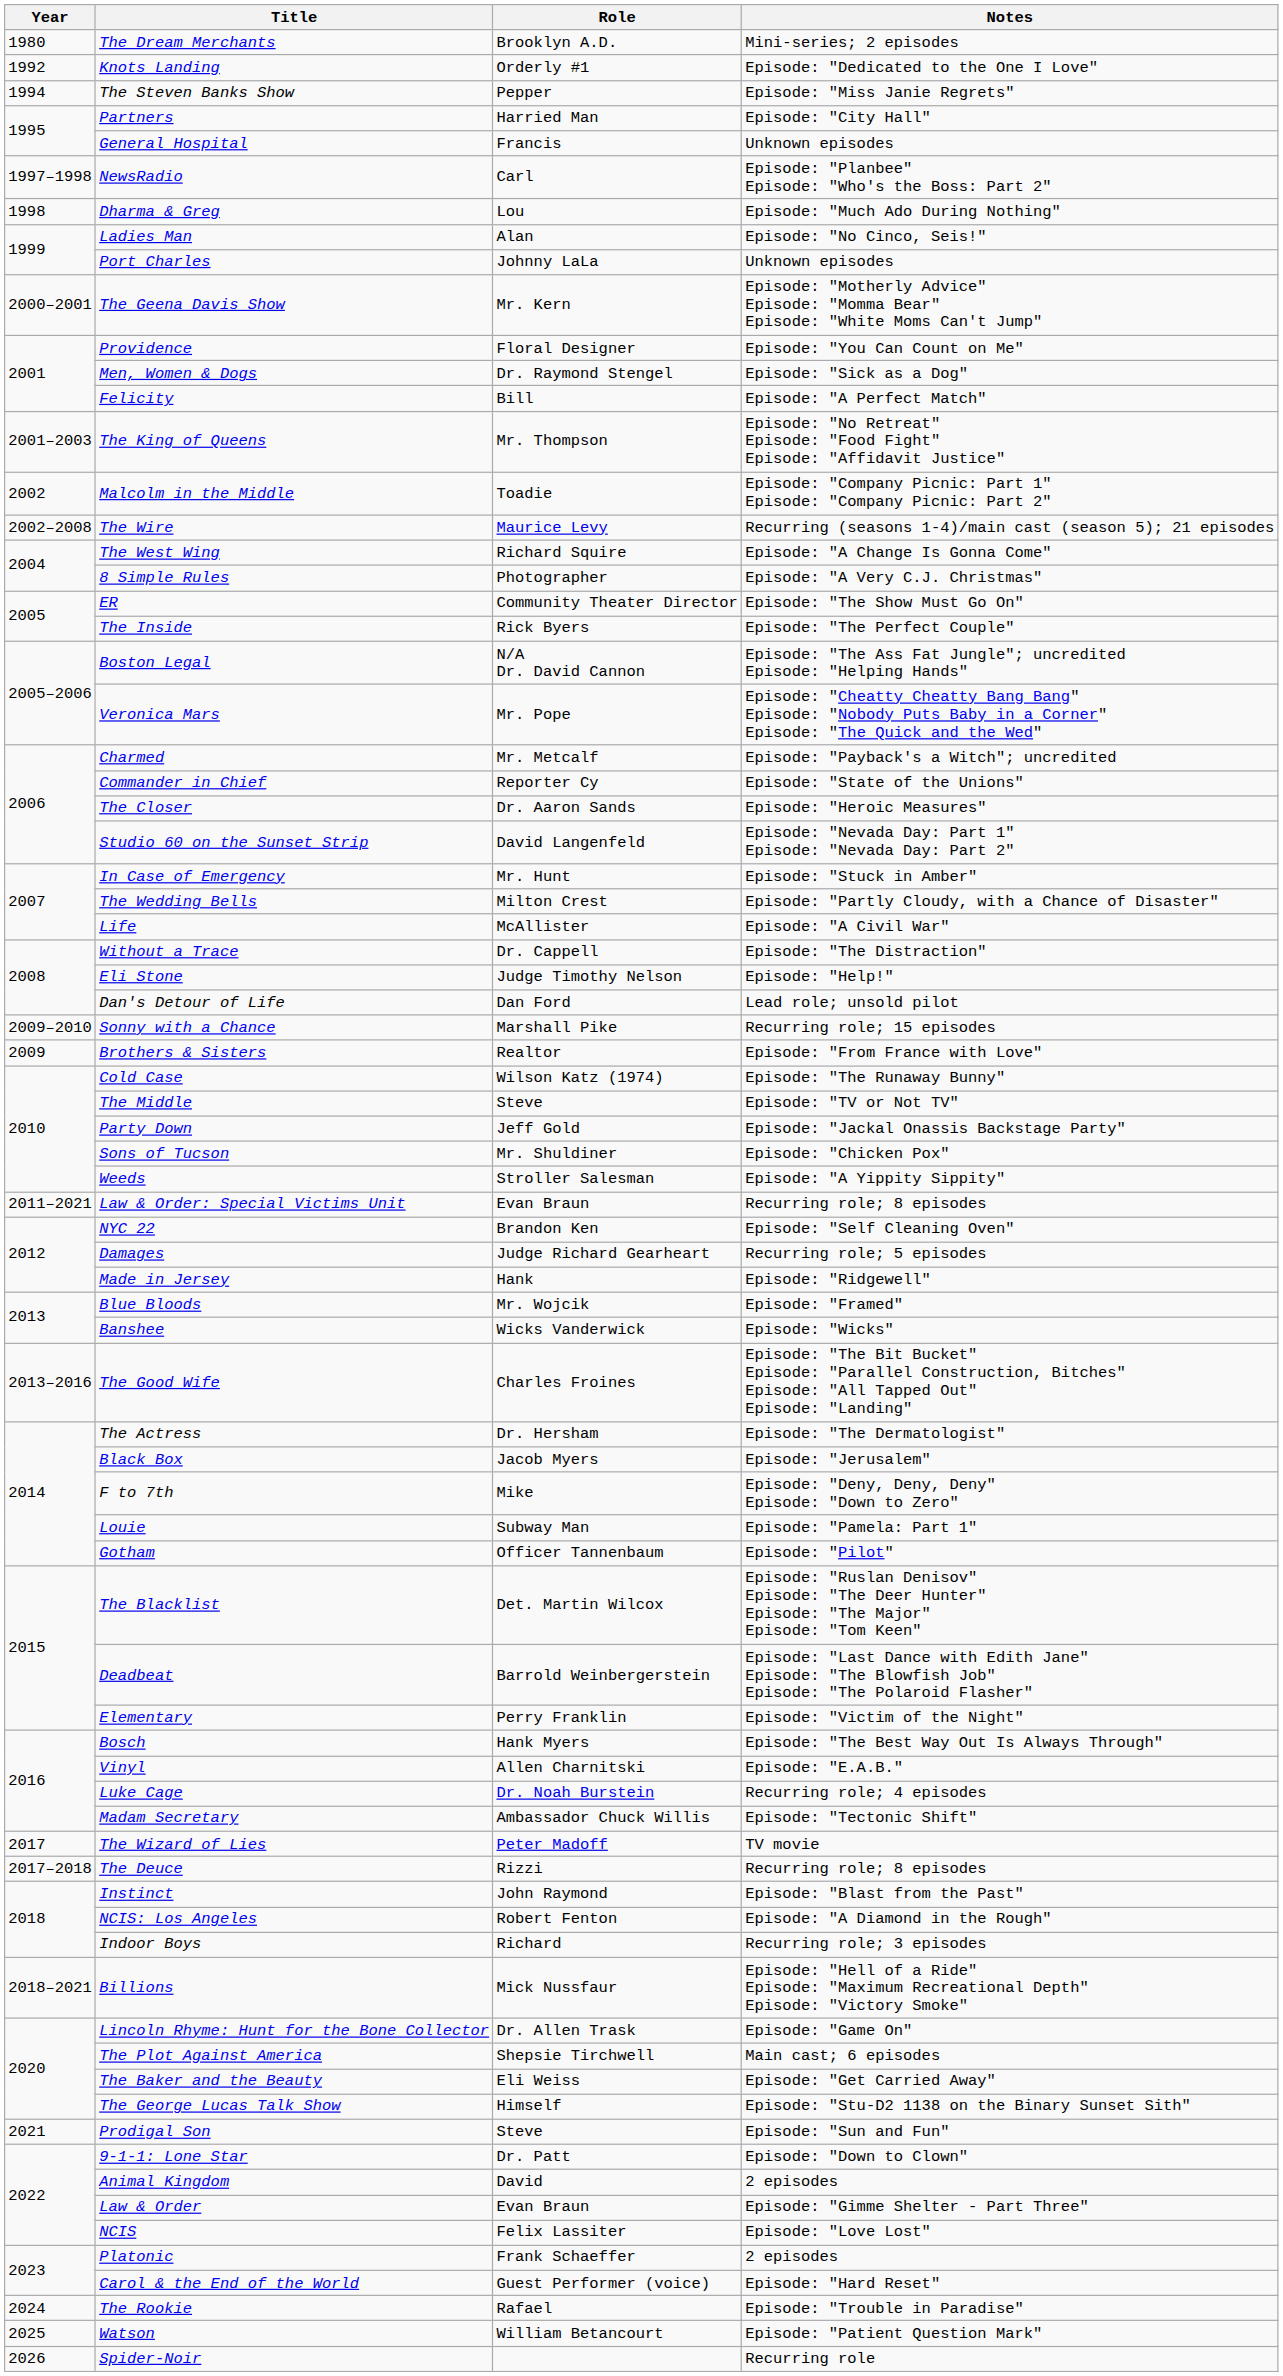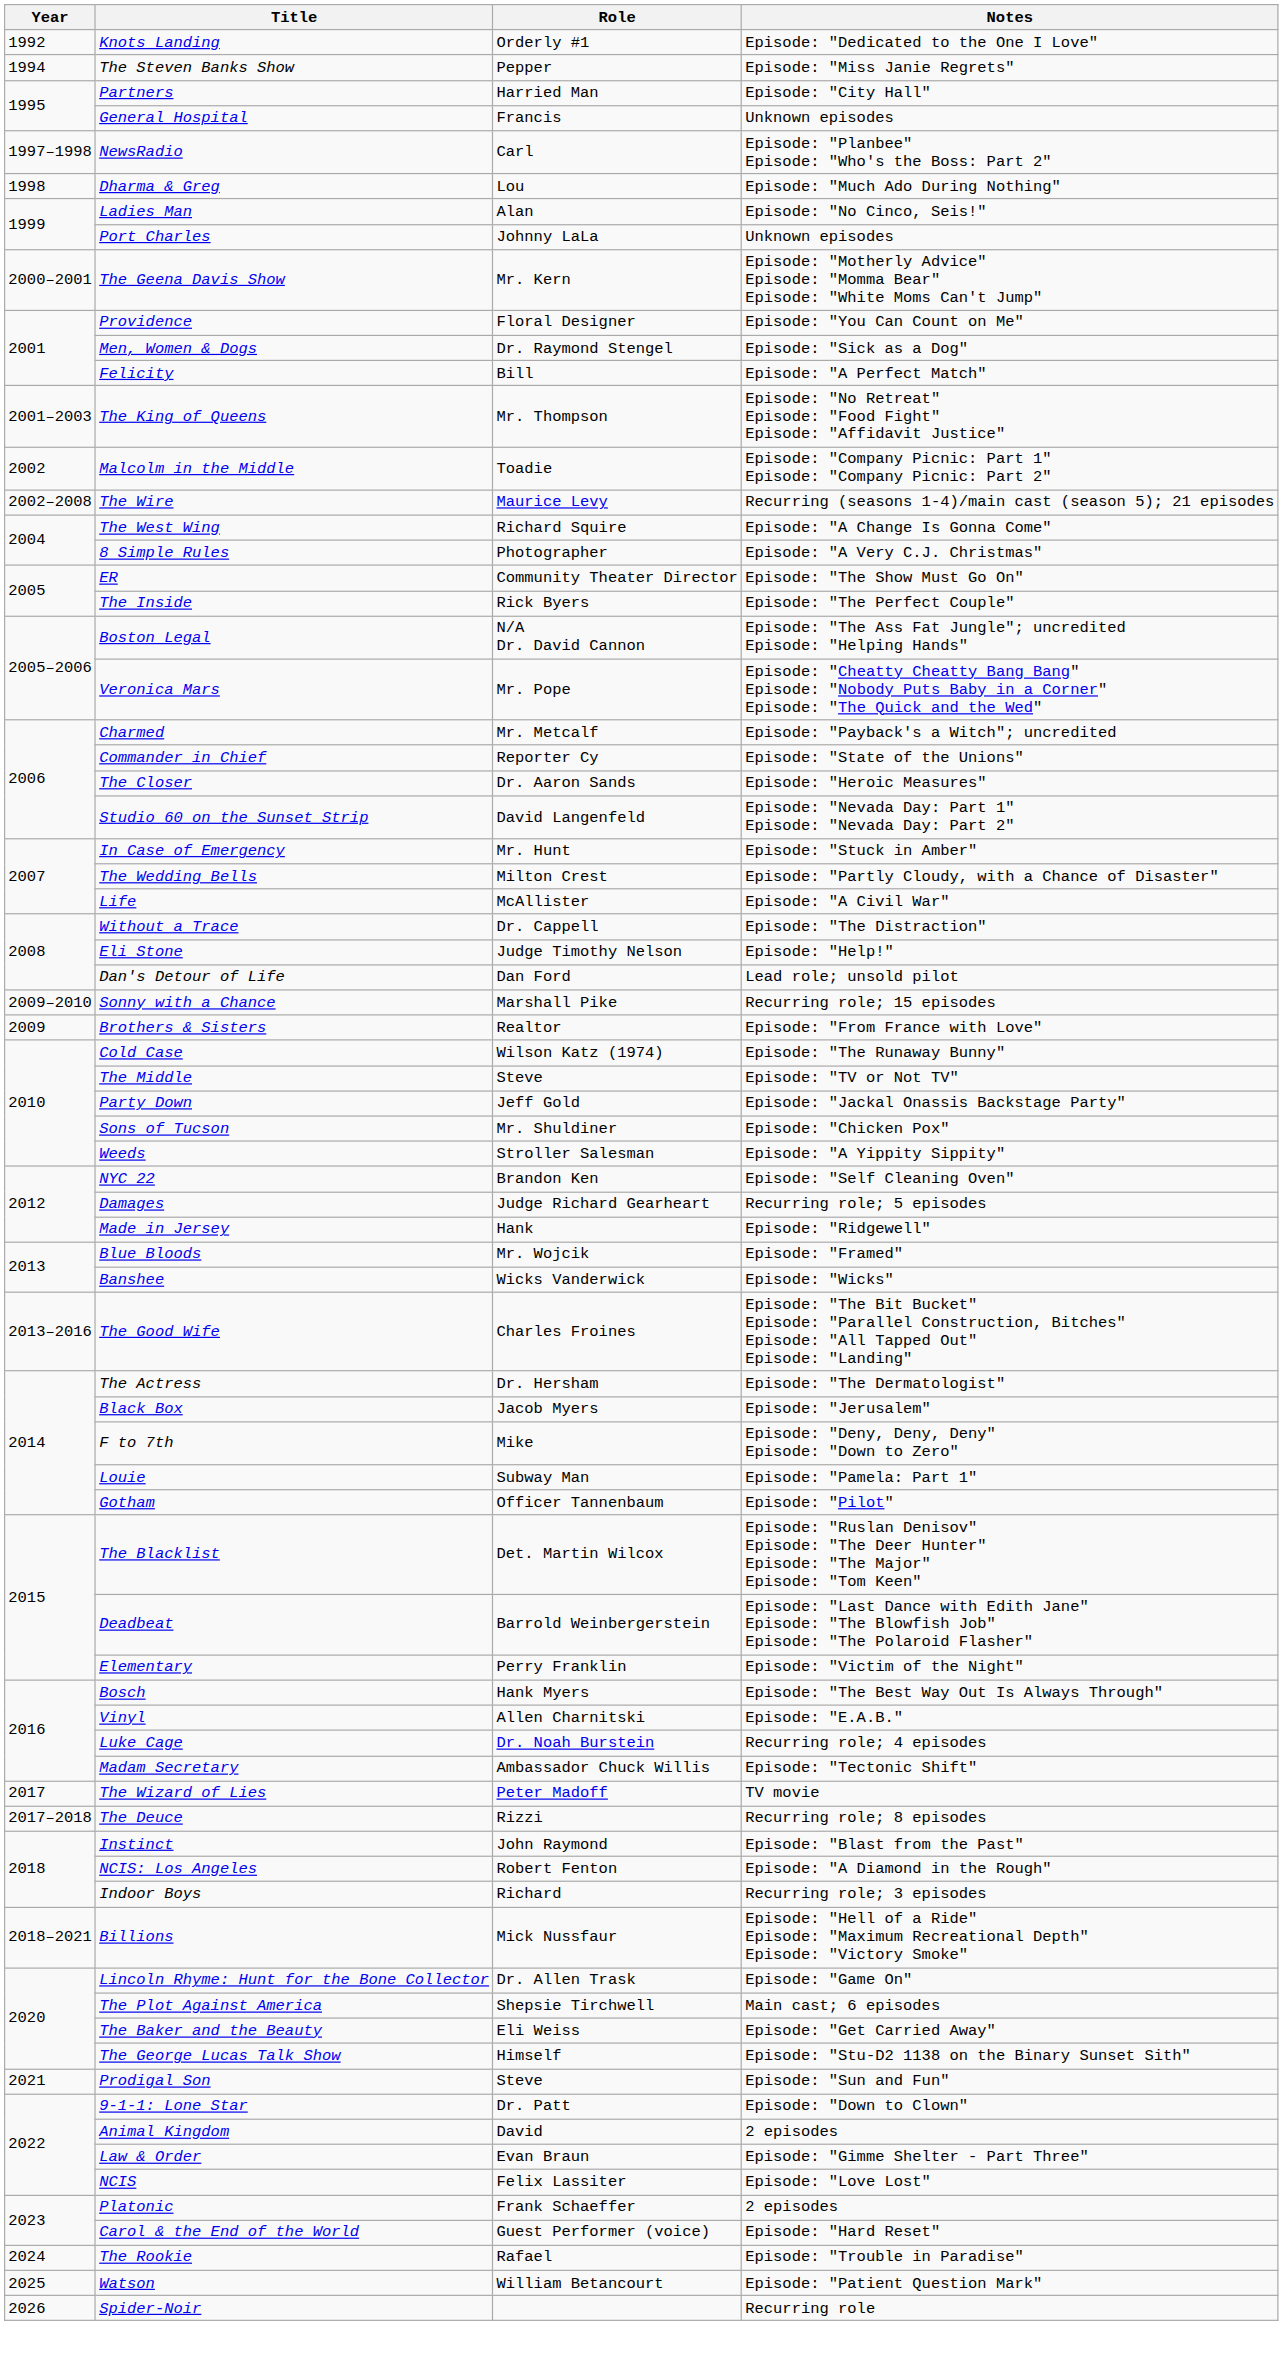- row: (187, 42)
- row: (252, 1204)
